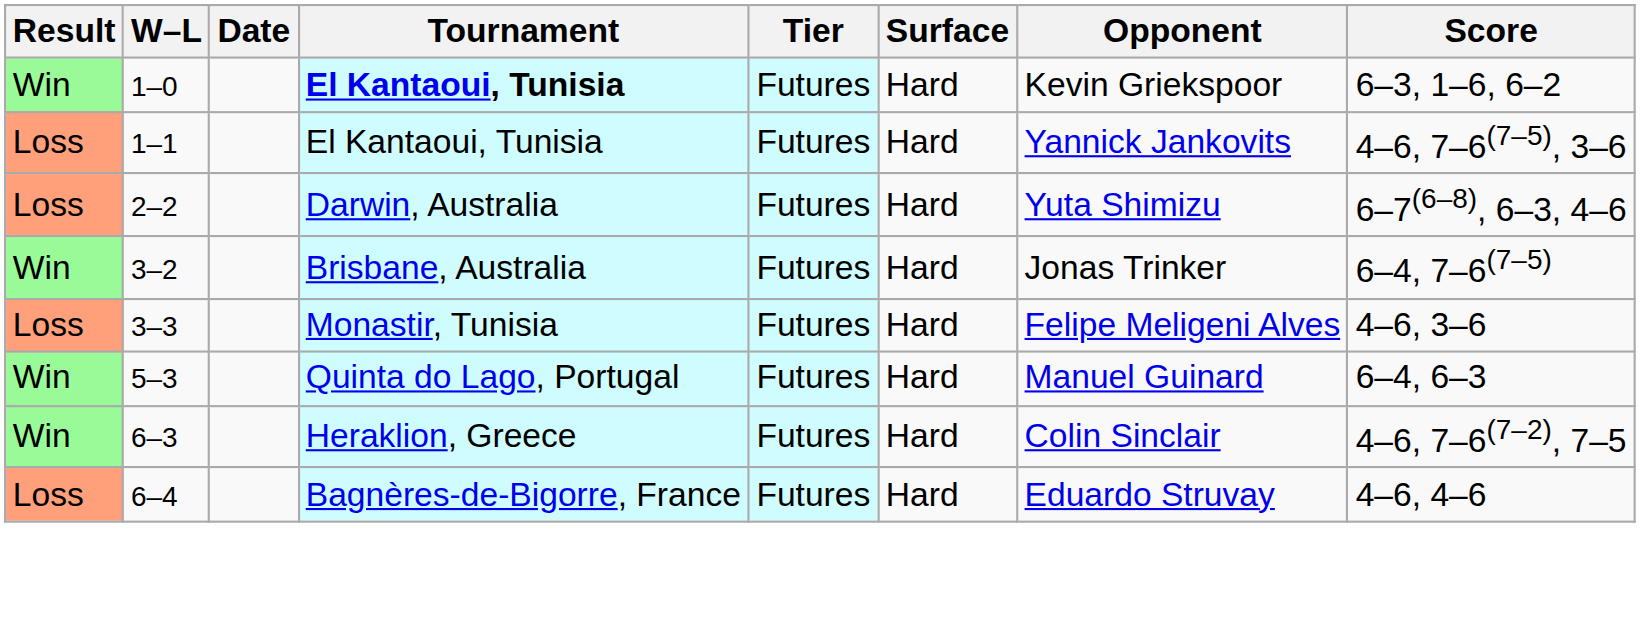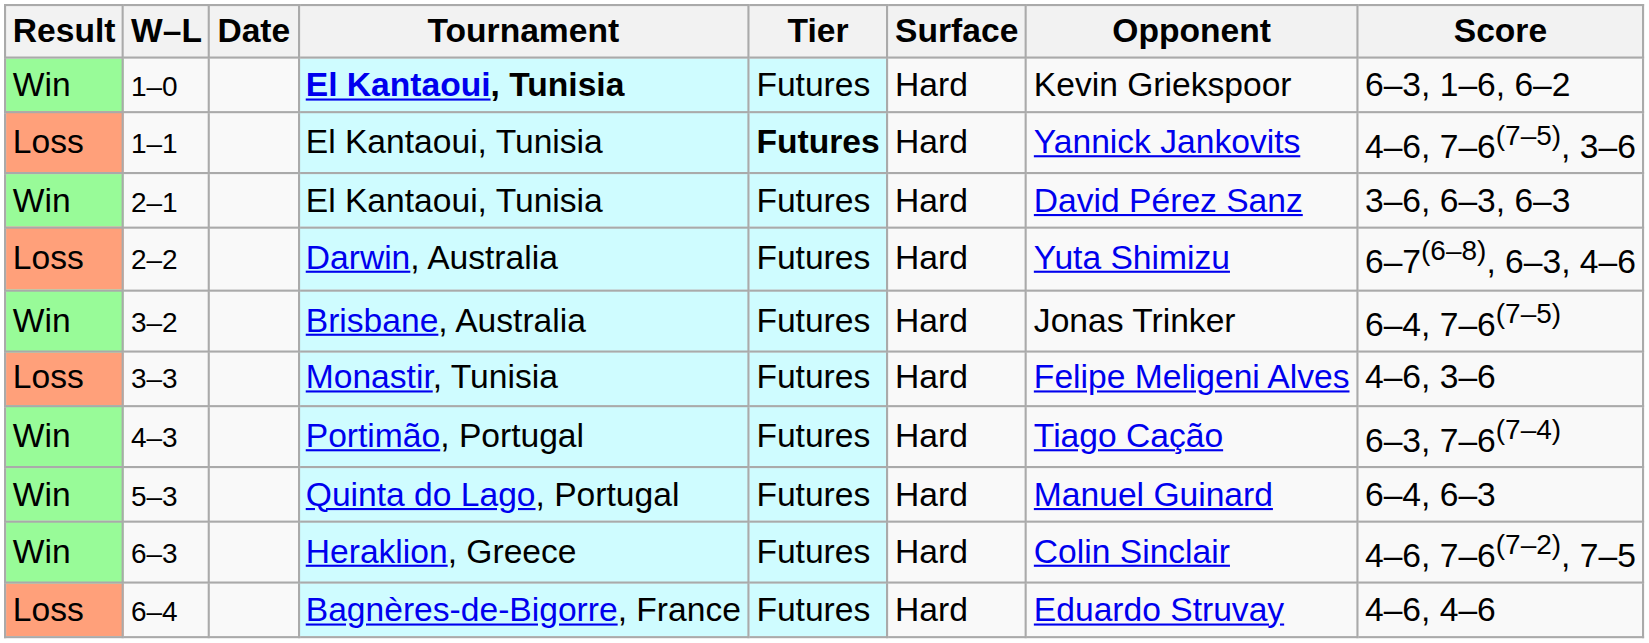(813, 142) normal -> (818, 142) bold
+ row: (154, 202)
+ row: (154, 438)
